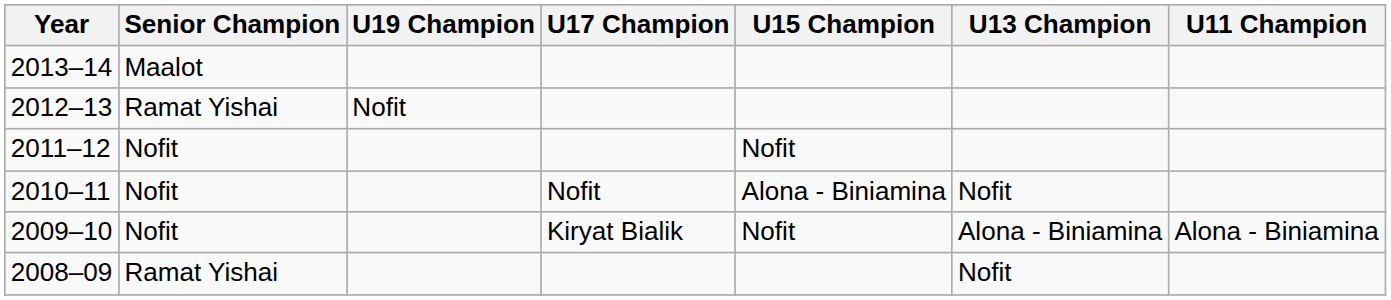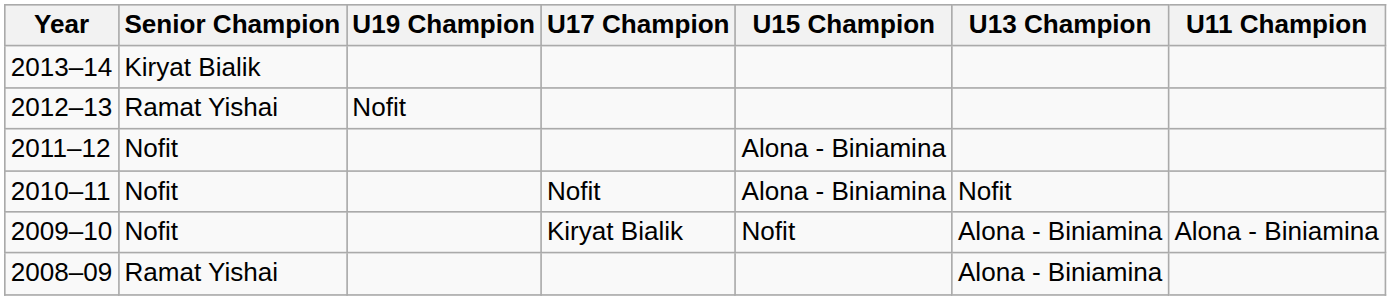(164, 66) Maalot -> (193, 66) Kiryat Bialik
(768, 149) Nofit -> (844, 149) Alona - Biniamina
(985, 273) Nofit -> (1060, 273) Alona - Biniamina
